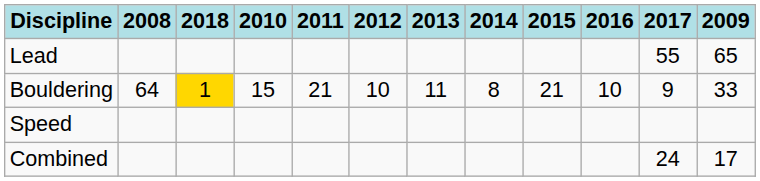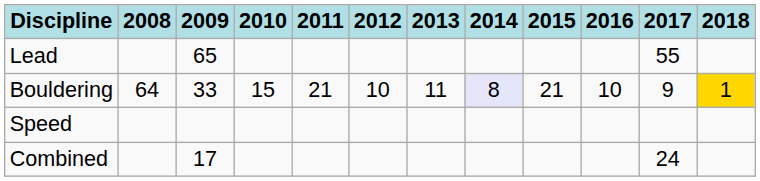columns swapped: (726, 21) <-> (205, 21)
(494, 90) no background -> (494, 90) lavender background
